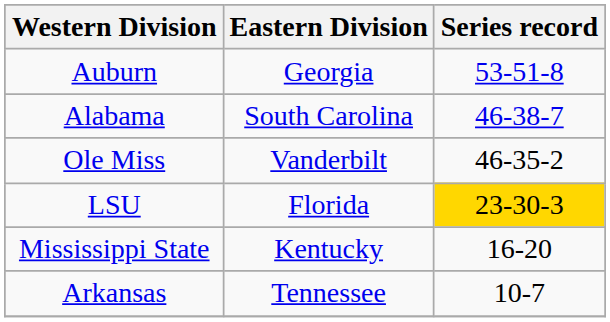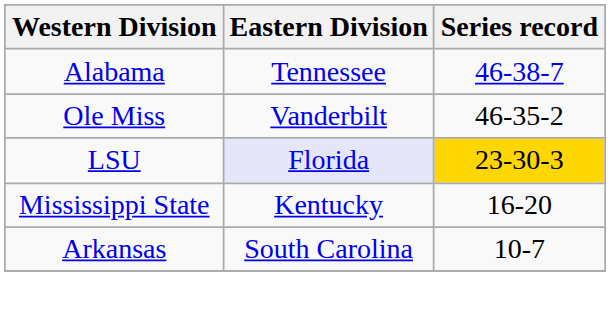- row: (114, 71)
(329, 115) South Carolina -> (329, 71) Tennessee
(329, 204) no background -> (329, 159) lavender background
(329, 293) Tennessee -> (329, 248) South Carolina
